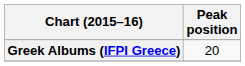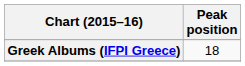(212, 50) 20 -> (212, 50) 18
